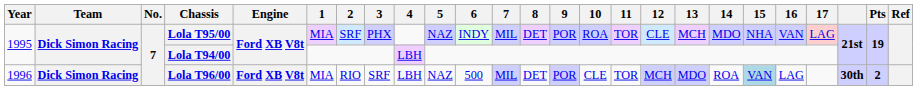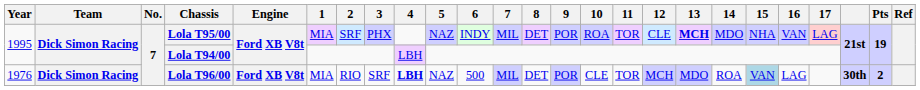(692, 34) normal -> (694, 34) bold
(20, 74) 1996 -> (20, 74) 1976
(410, 74) normal -> (410, 74) bold
